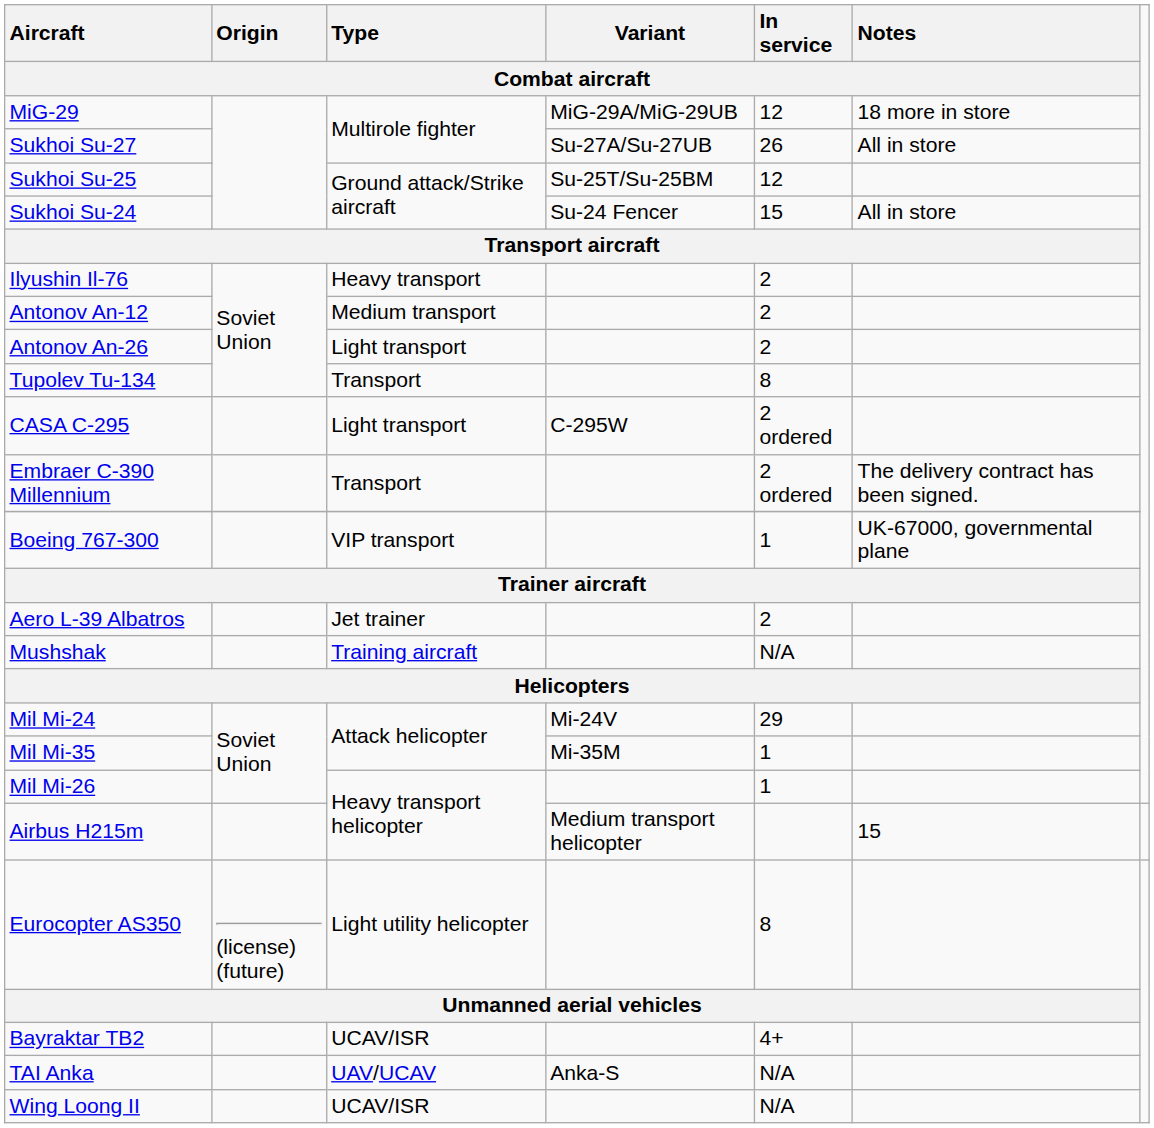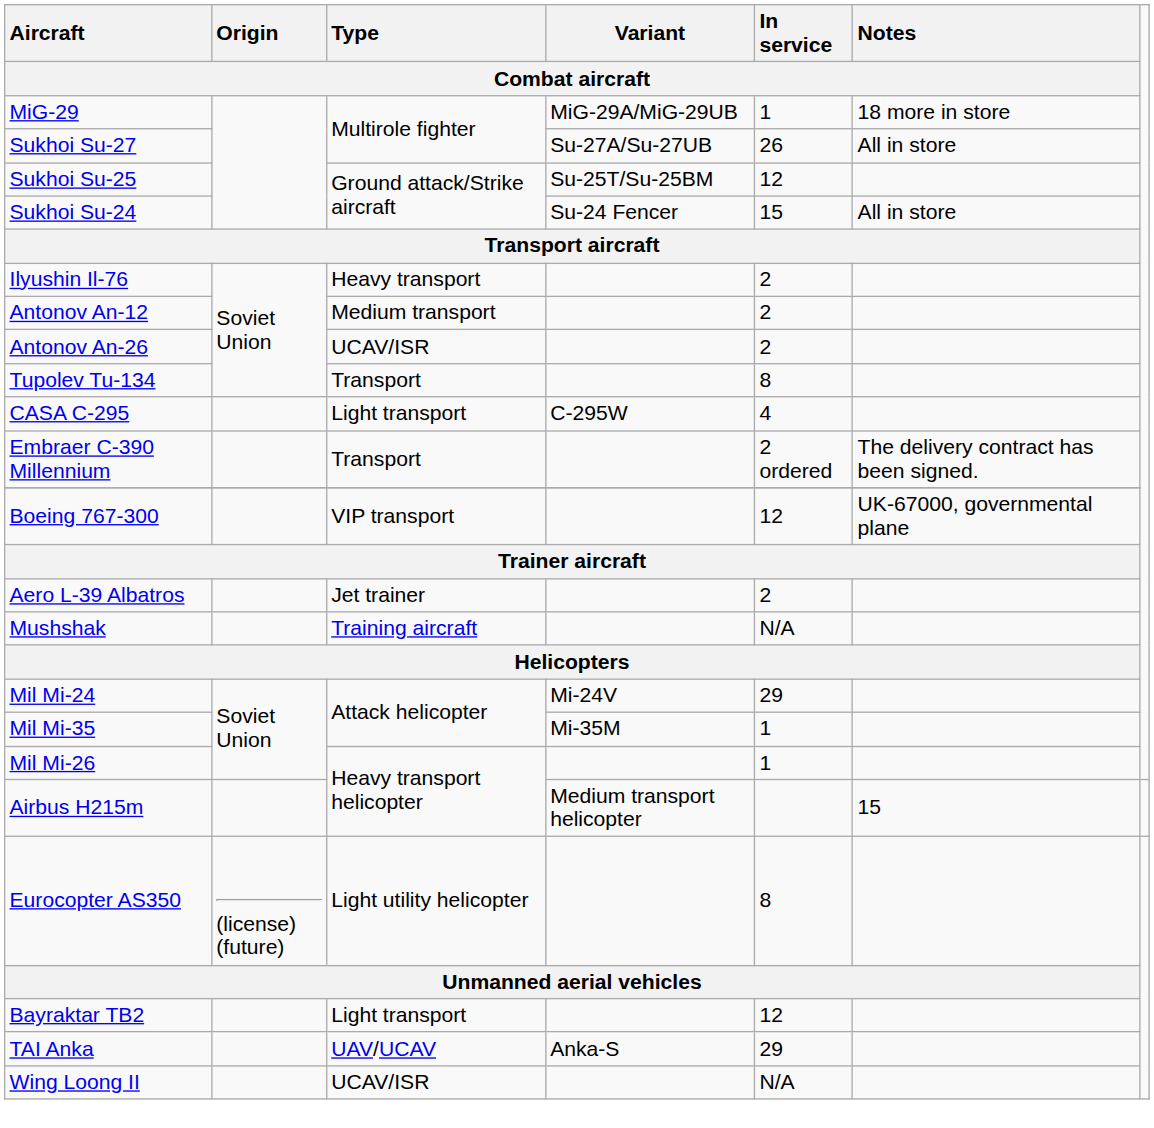(771, 111) 12 -> (765, 111) 1
(399, 346) Light transport -> (380, 346) UCAV/ISR
(796, 425) 2 ordered -> (765, 413) 4
(765, 539) 1 -> (771, 516) 12
(380, 1038) UCAV/ISR -> (399, 1015) Light transport
(771, 1038) 4+ -> (771, 1015) 12
(777, 1072) N/A -> (771, 1048) 29
